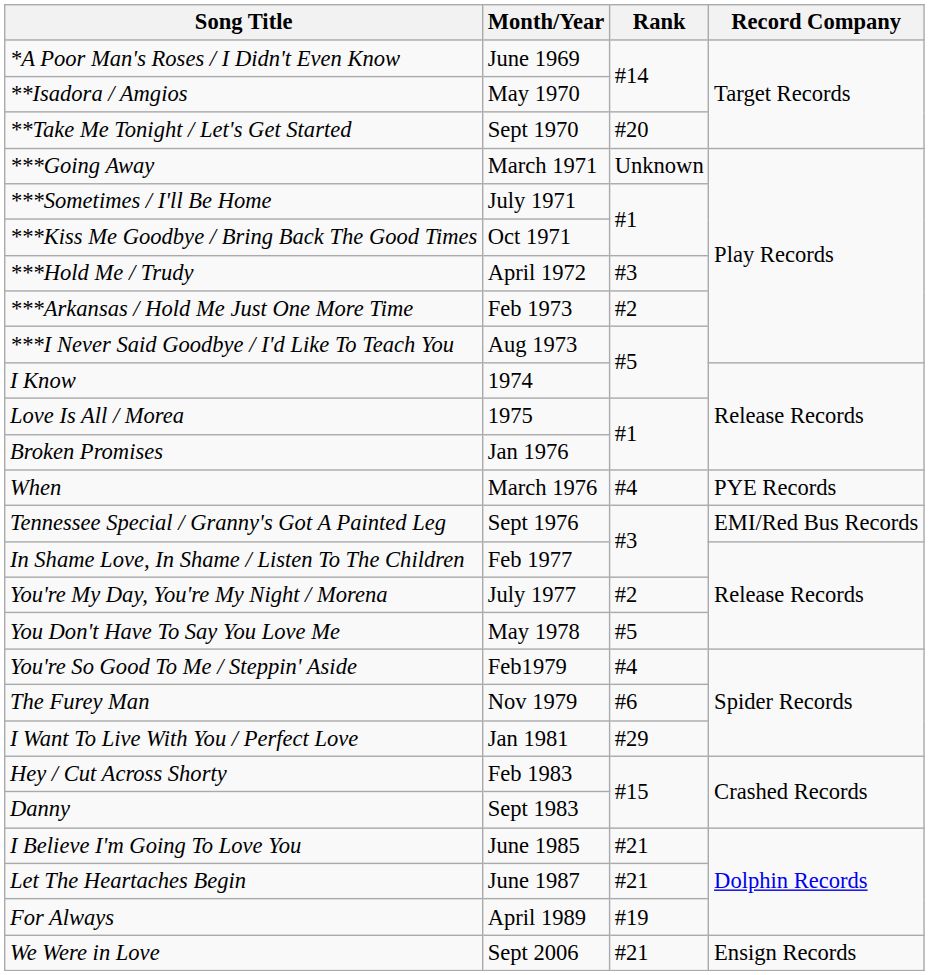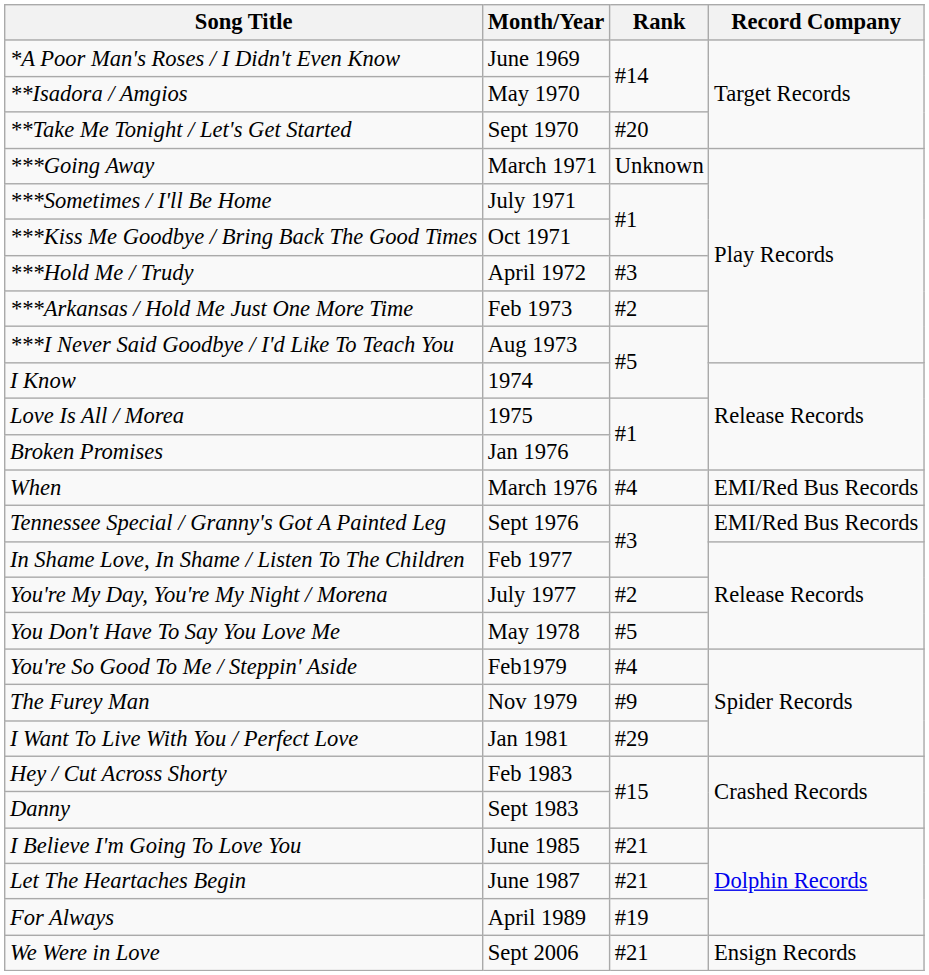(775, 487) PYE Records -> (816, 487) EMI/Red Bus Records
(626, 702) #6 -> (626, 702) #9
